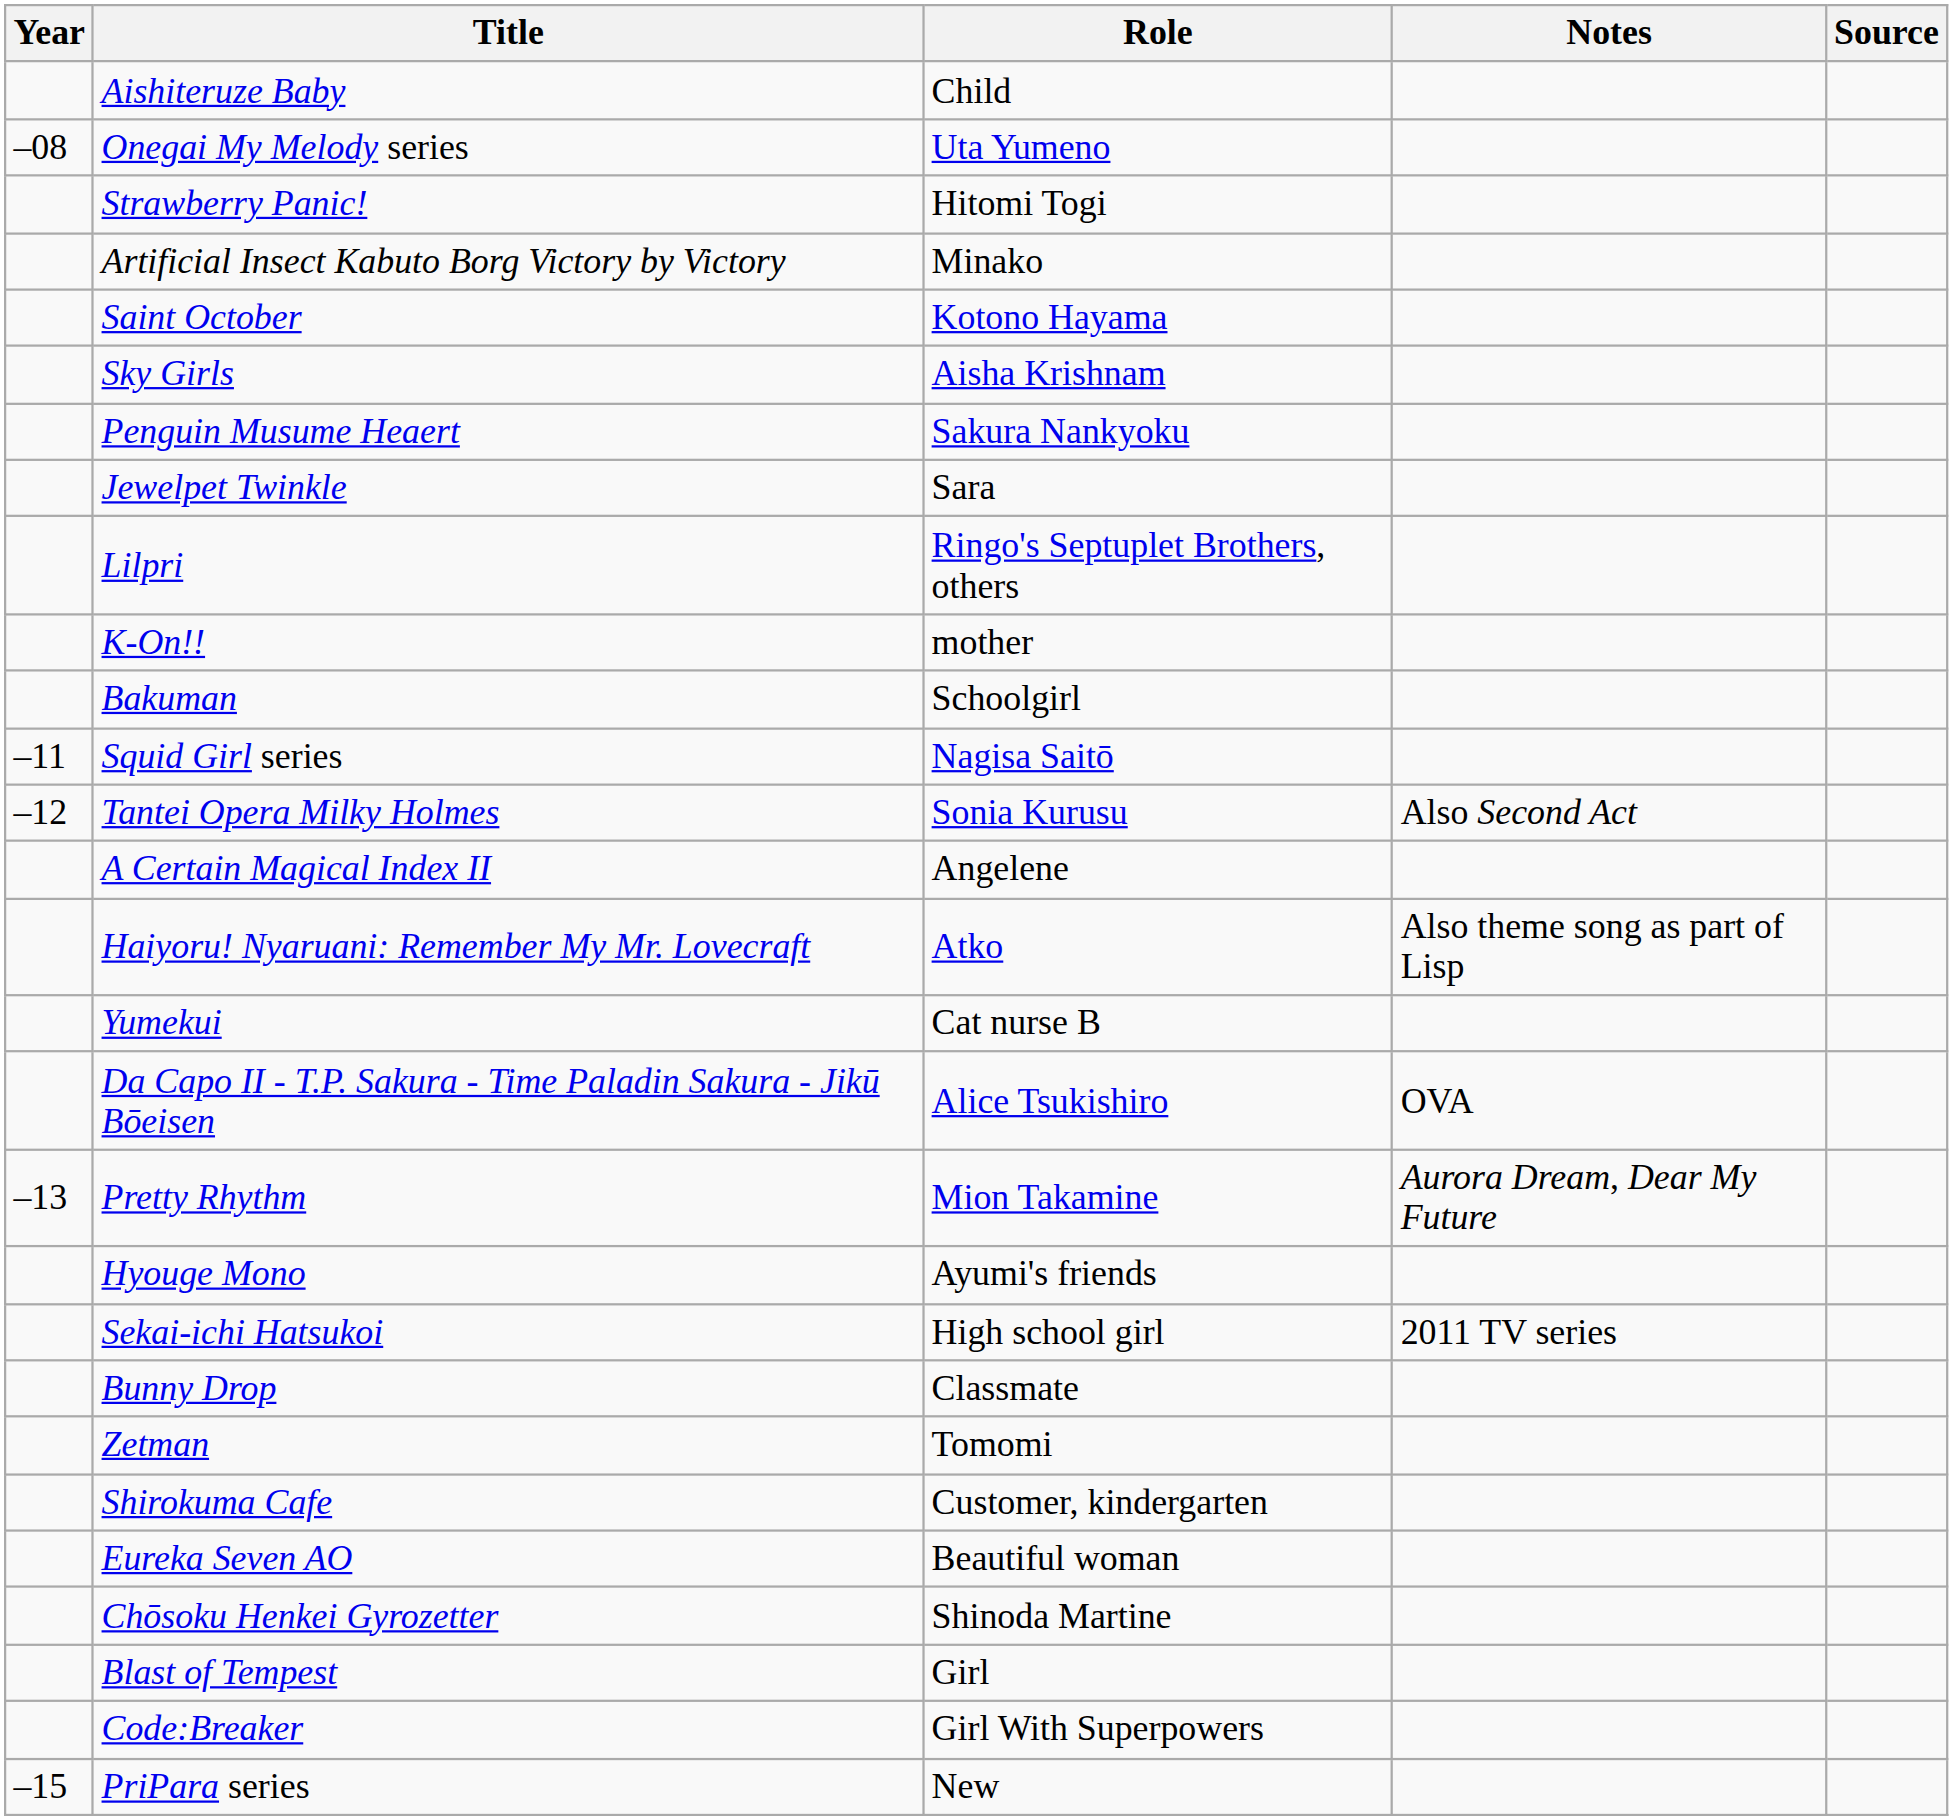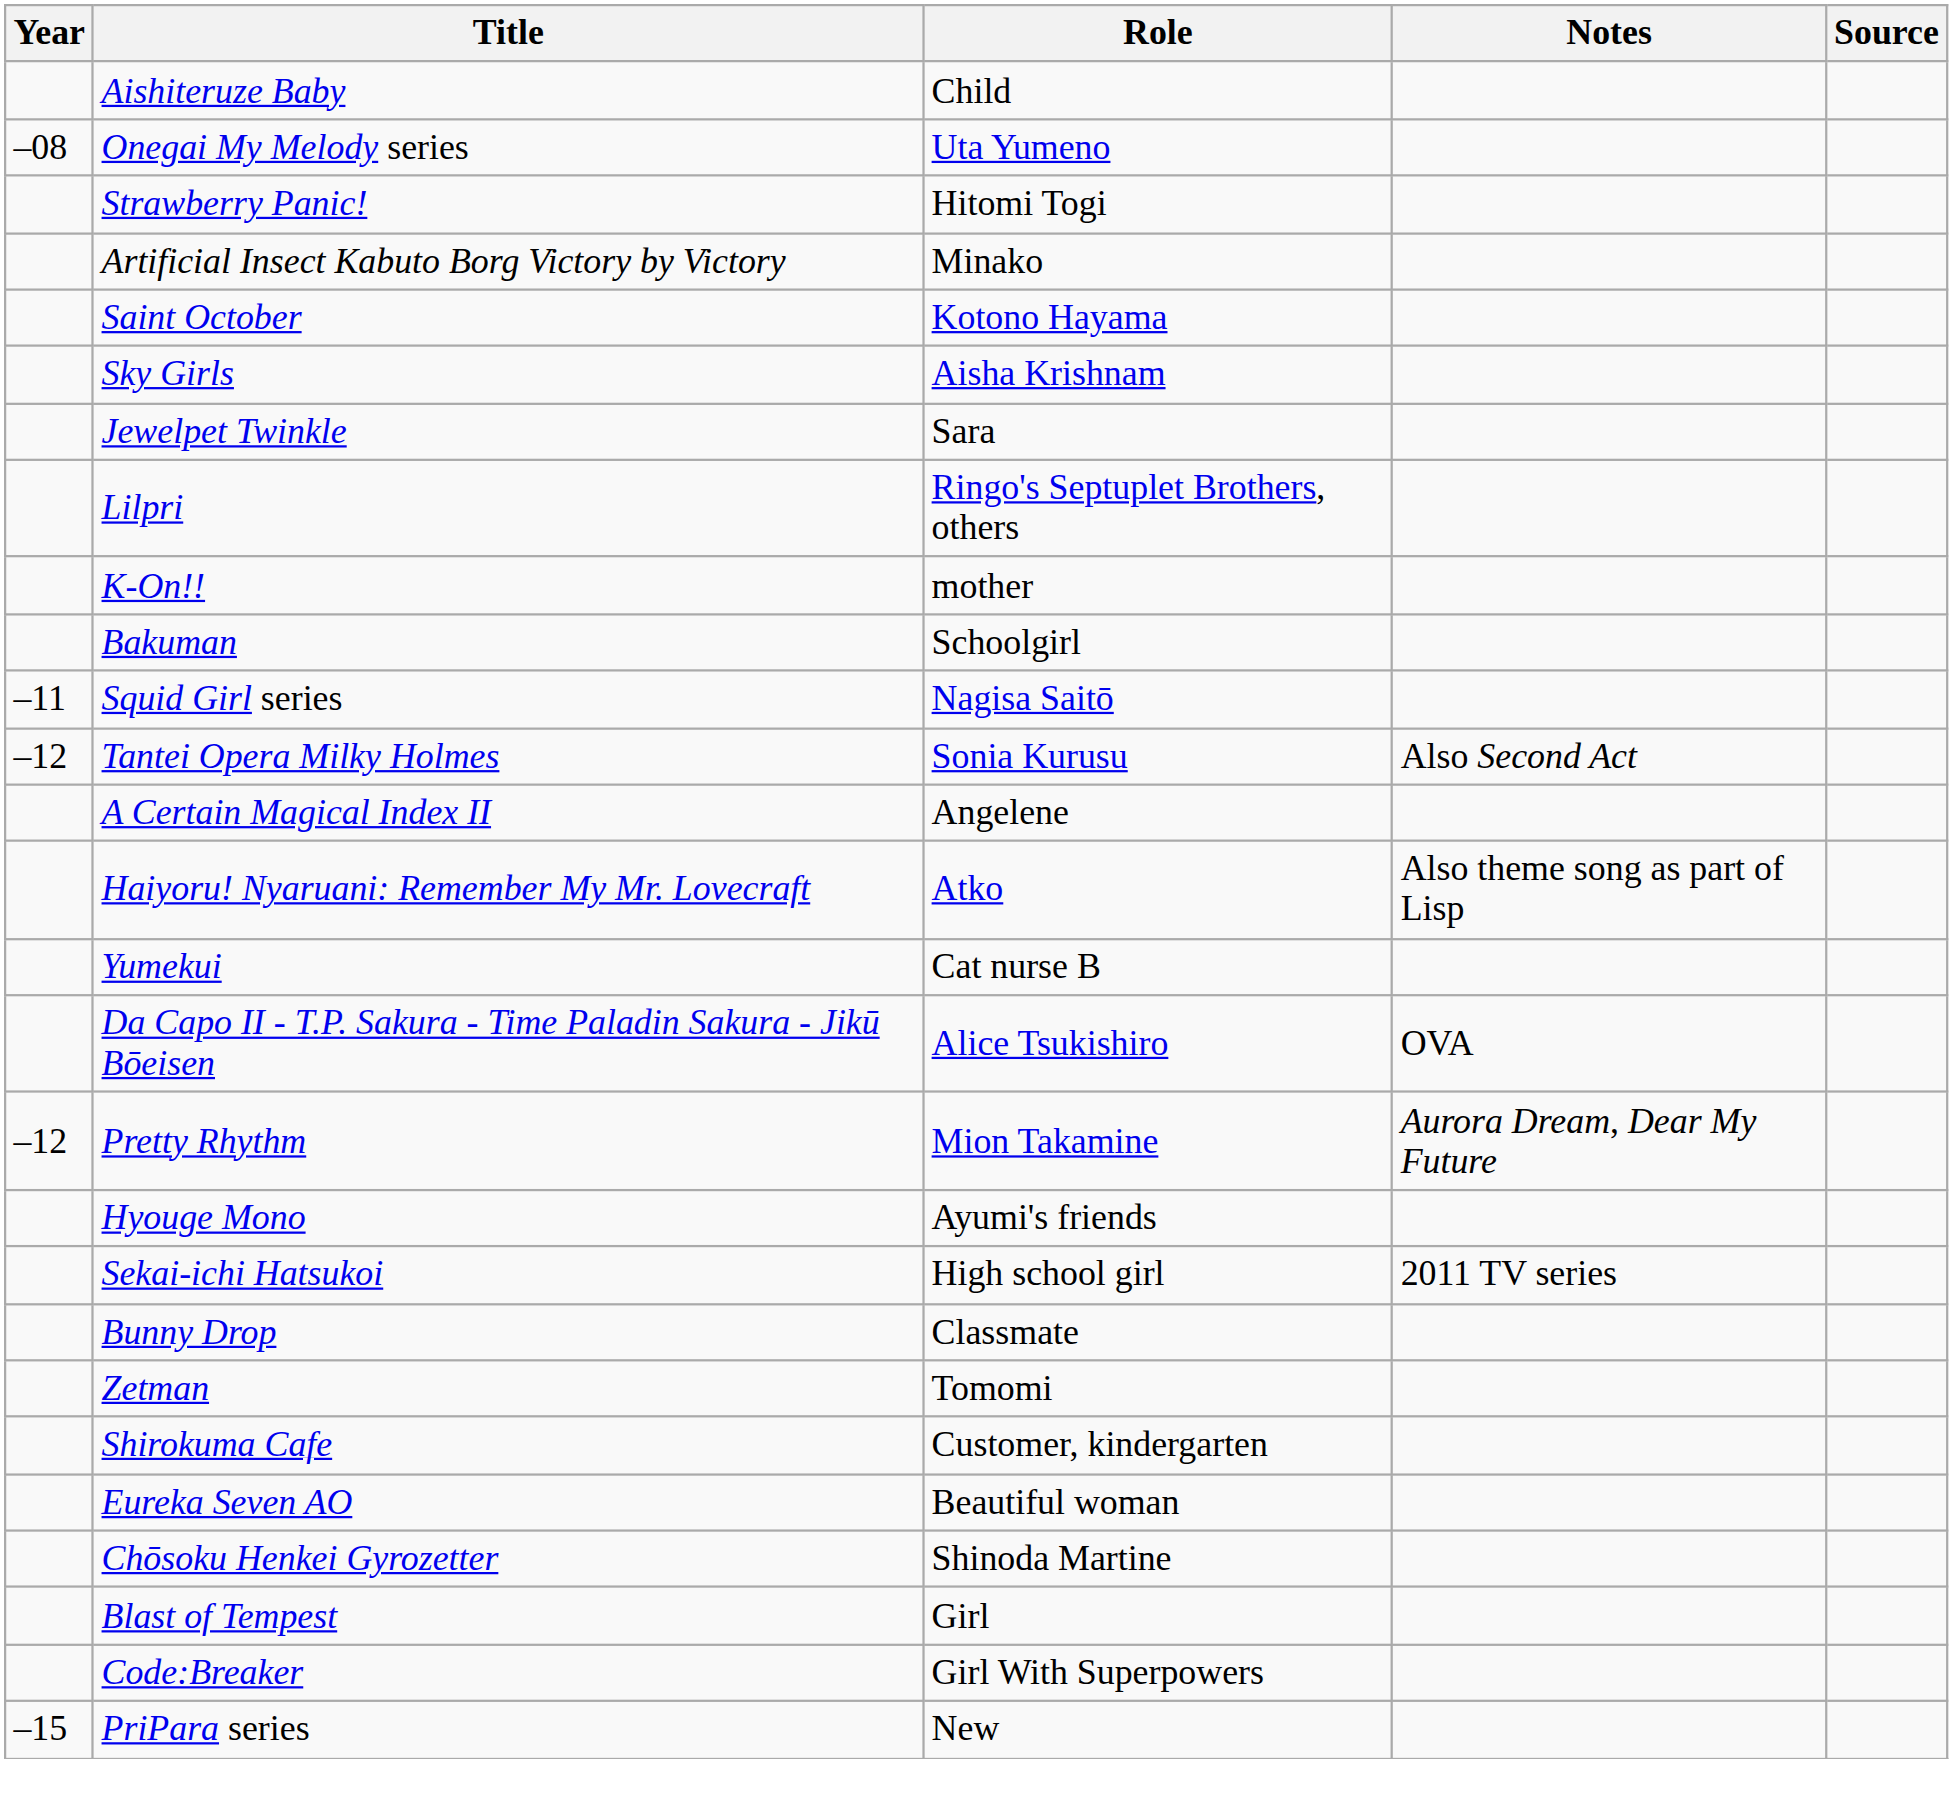- row: (281, 430)
(40, 1197) –13 -> (40, 1140) –12
